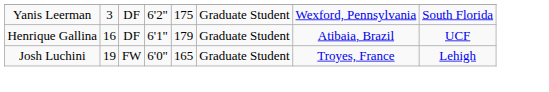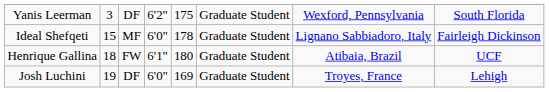+ row: (52, 35)
(109, 35) 16 -> (109, 55) 18
(132, 35) DF -> (132, 55) FW
(184, 35) 179 -> (184, 55) 180
(132, 55) FW -> (132, 76) DF
(184, 55) 165 -> (184, 76) 169
